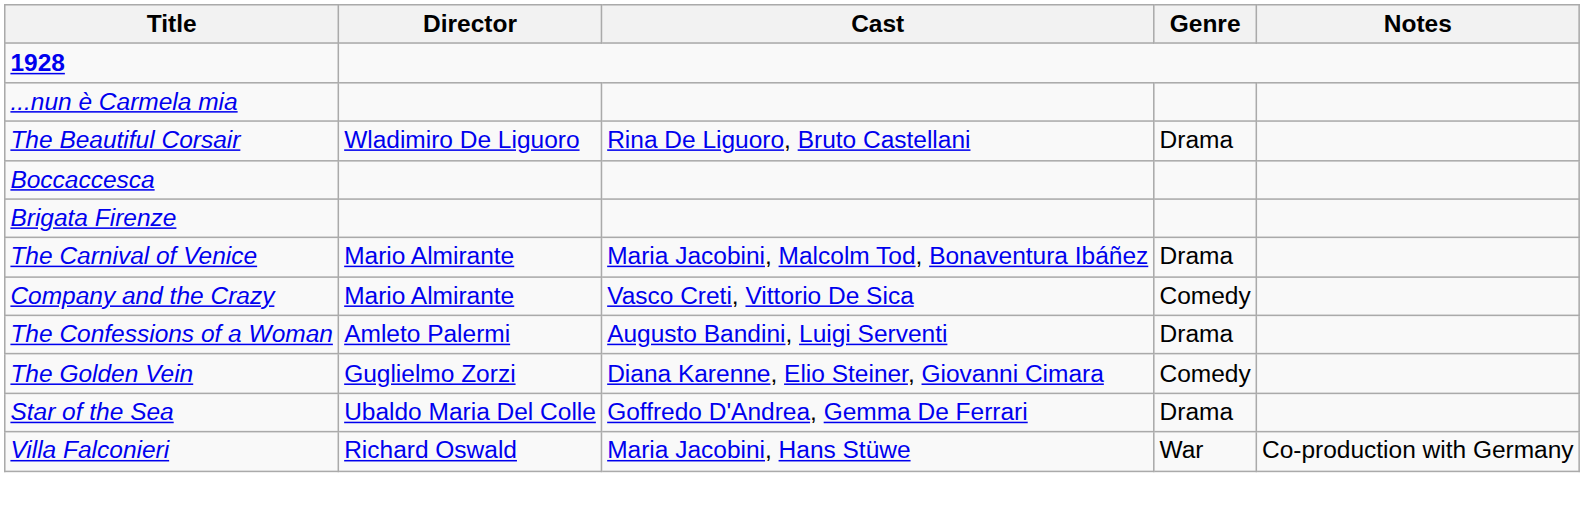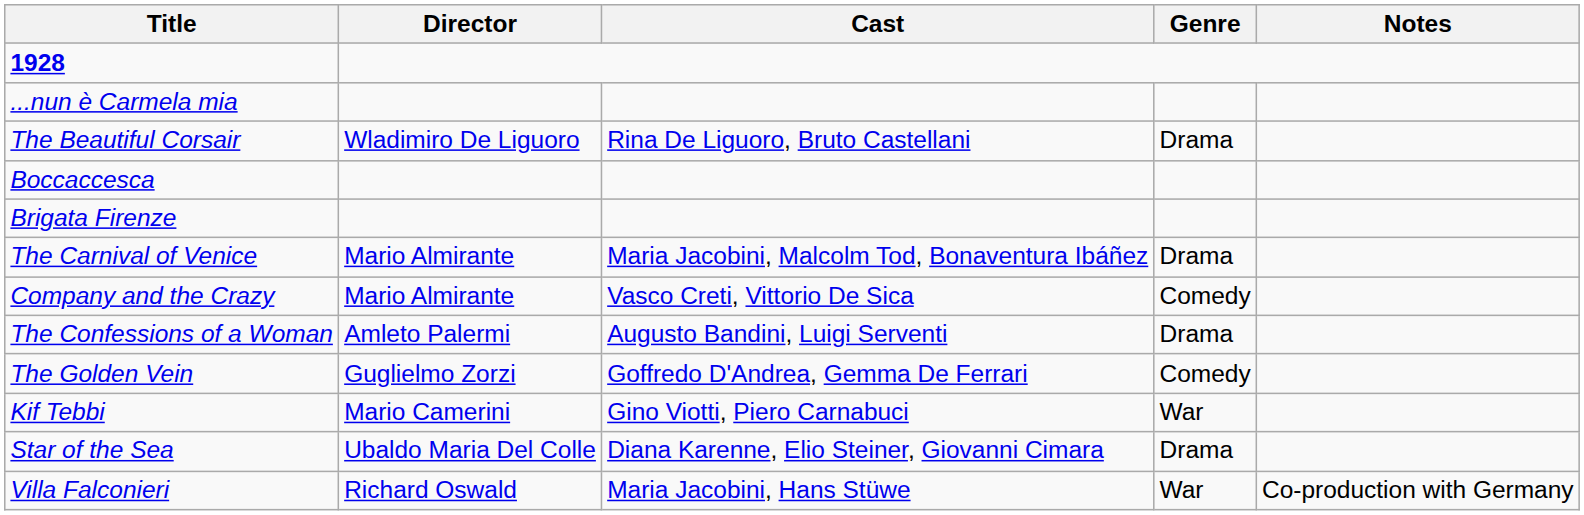(855, 373) Diana Karenne, Elio Steiner, Giovanni Cimara -> (817, 373) Goffredo D'Andrea, Gemma De Ferrari
+ row: (58, 412)
(817, 412) Goffredo D'Andrea, Gemma De Ferrari -> (855, 450) Diana Karenne, Elio Steiner, Giovanni Cimara
